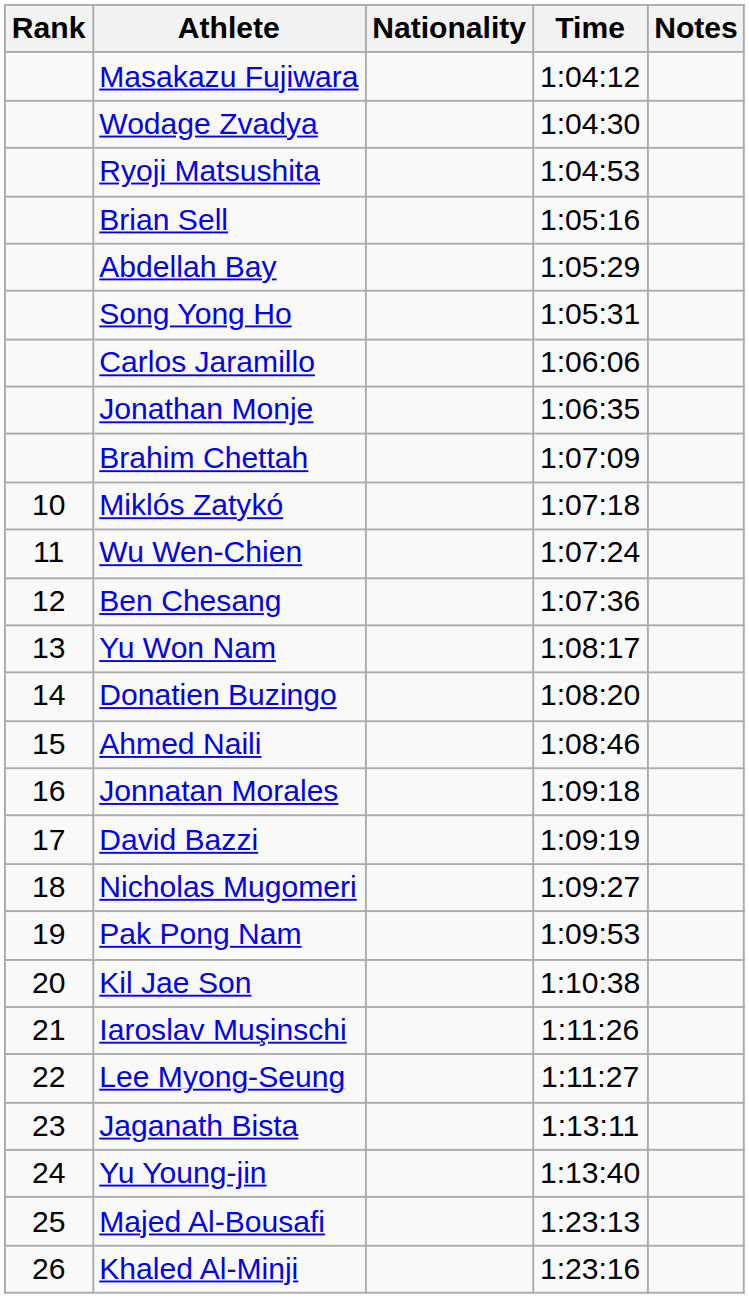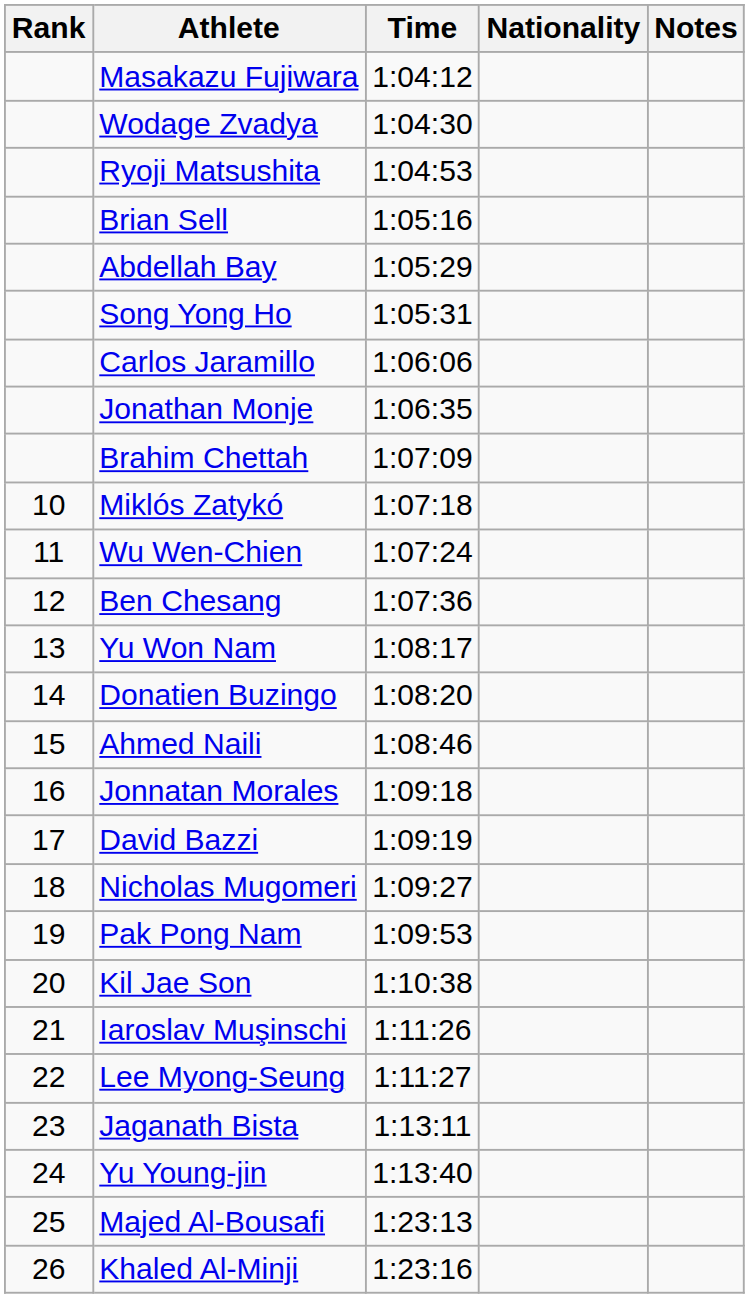columns swapped: (449, 28) <-> (590, 28)
